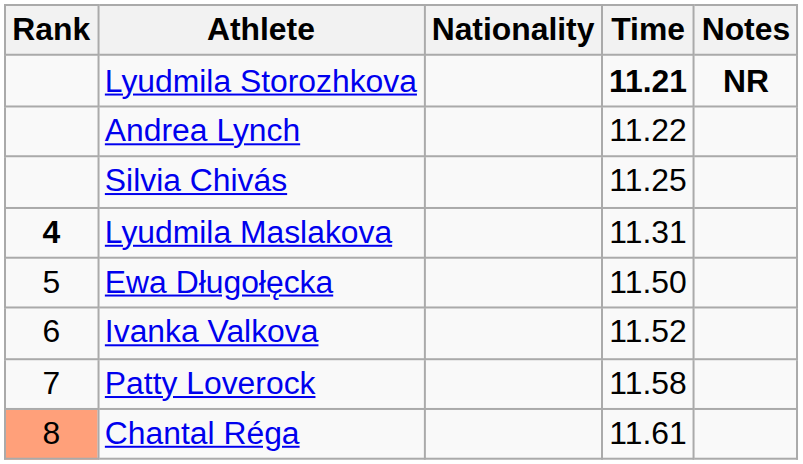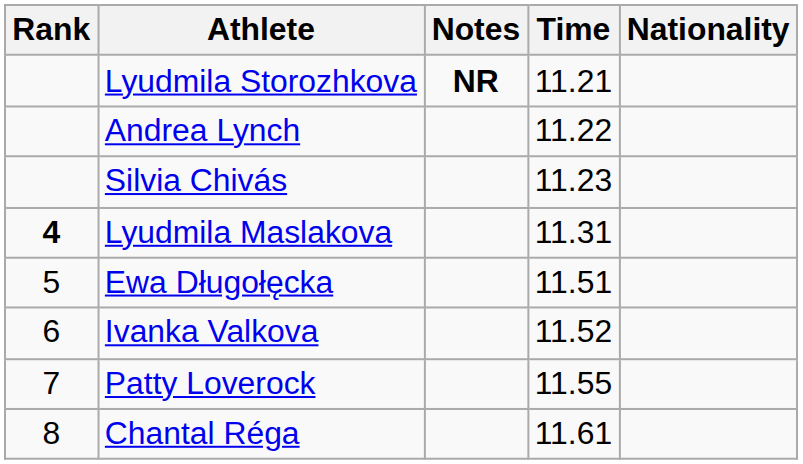columns swapped: (513, 29) <-> (746, 29)
(648, 80) bold -> (573, 80) normal
(648, 181) 11.25 -> (573, 181) 11.23
(648, 282) 11.50 -> (573, 282) 11.51
(648, 383) 11.58 -> (573, 383) 11.55
(51, 433) lightsalmon background -> (51, 433) no background
